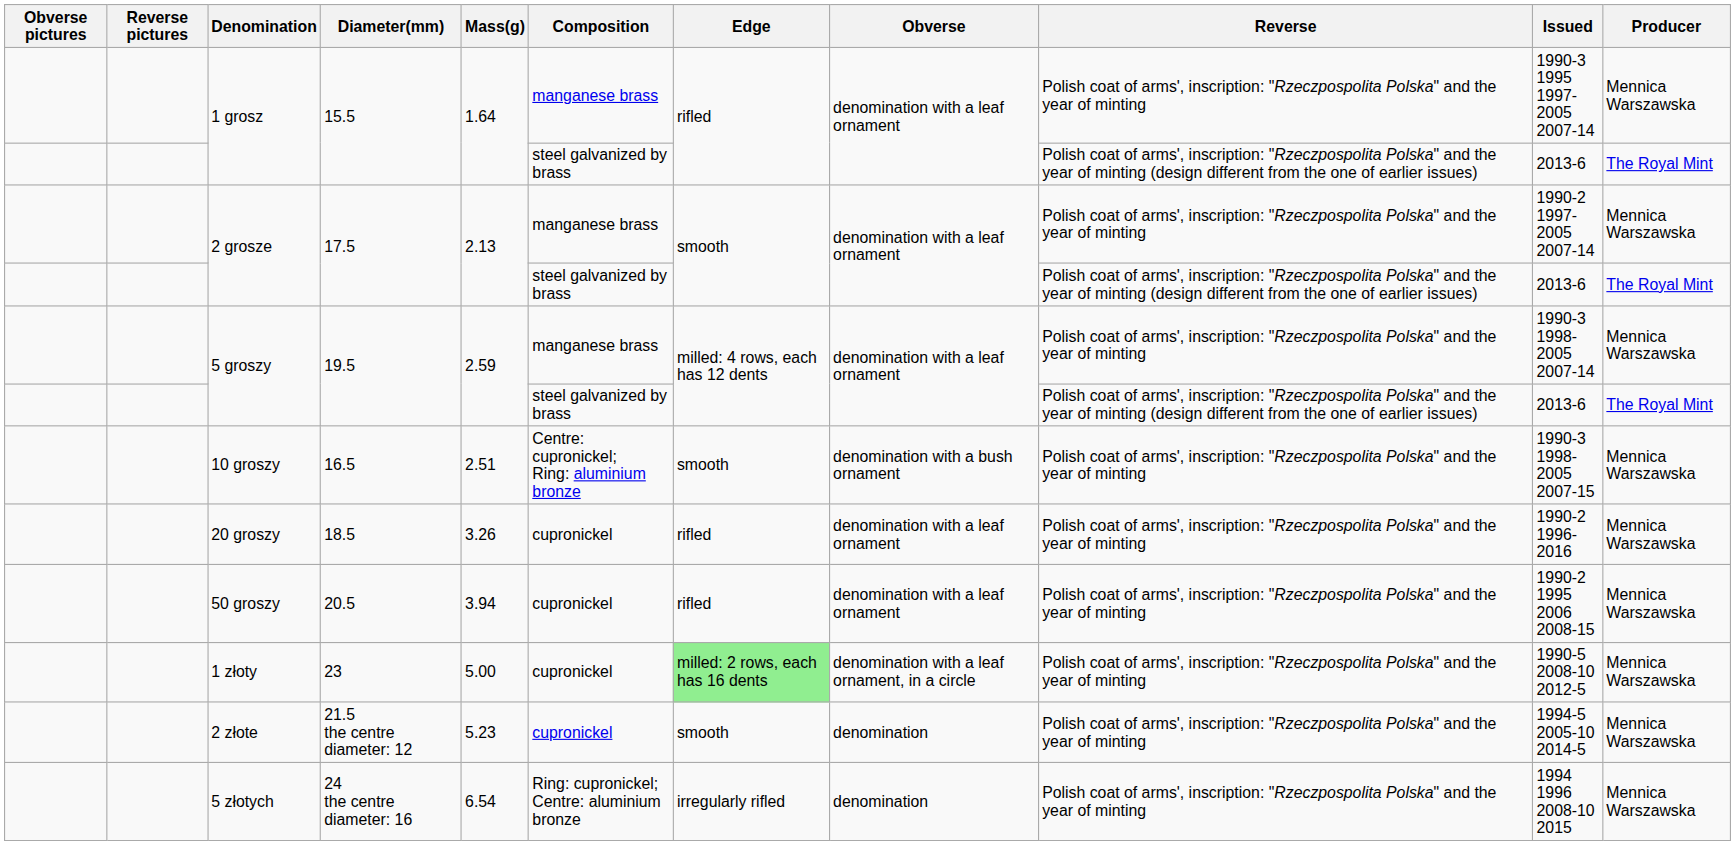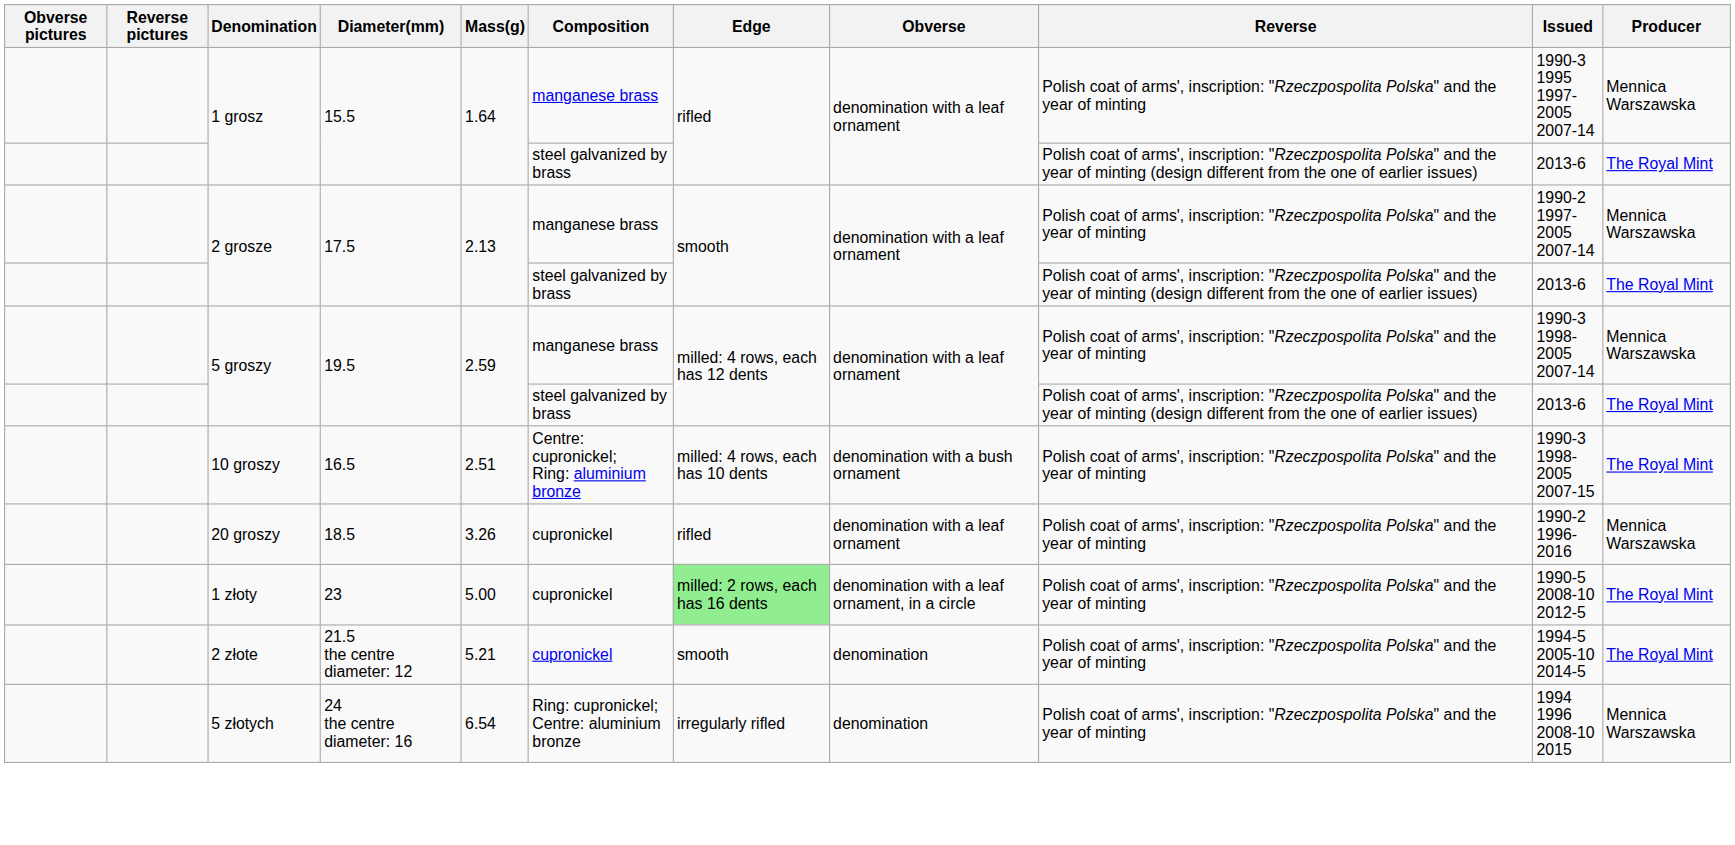(703, 465) smooth -> (747, 465) milled: 4 rows, each has 10 dents
(1651, 465) Mennica Warszawska -> (1660, 465) The Royal Mint
- row: (246, 603)
(1651, 673) Mennica Warszawska -> (1660, 595) The Royal Mint
(480, 733) 5.23 -> (480, 655) 5.21
(1651, 733) Mennica Warszawska -> (1660, 655) The Royal Mint
